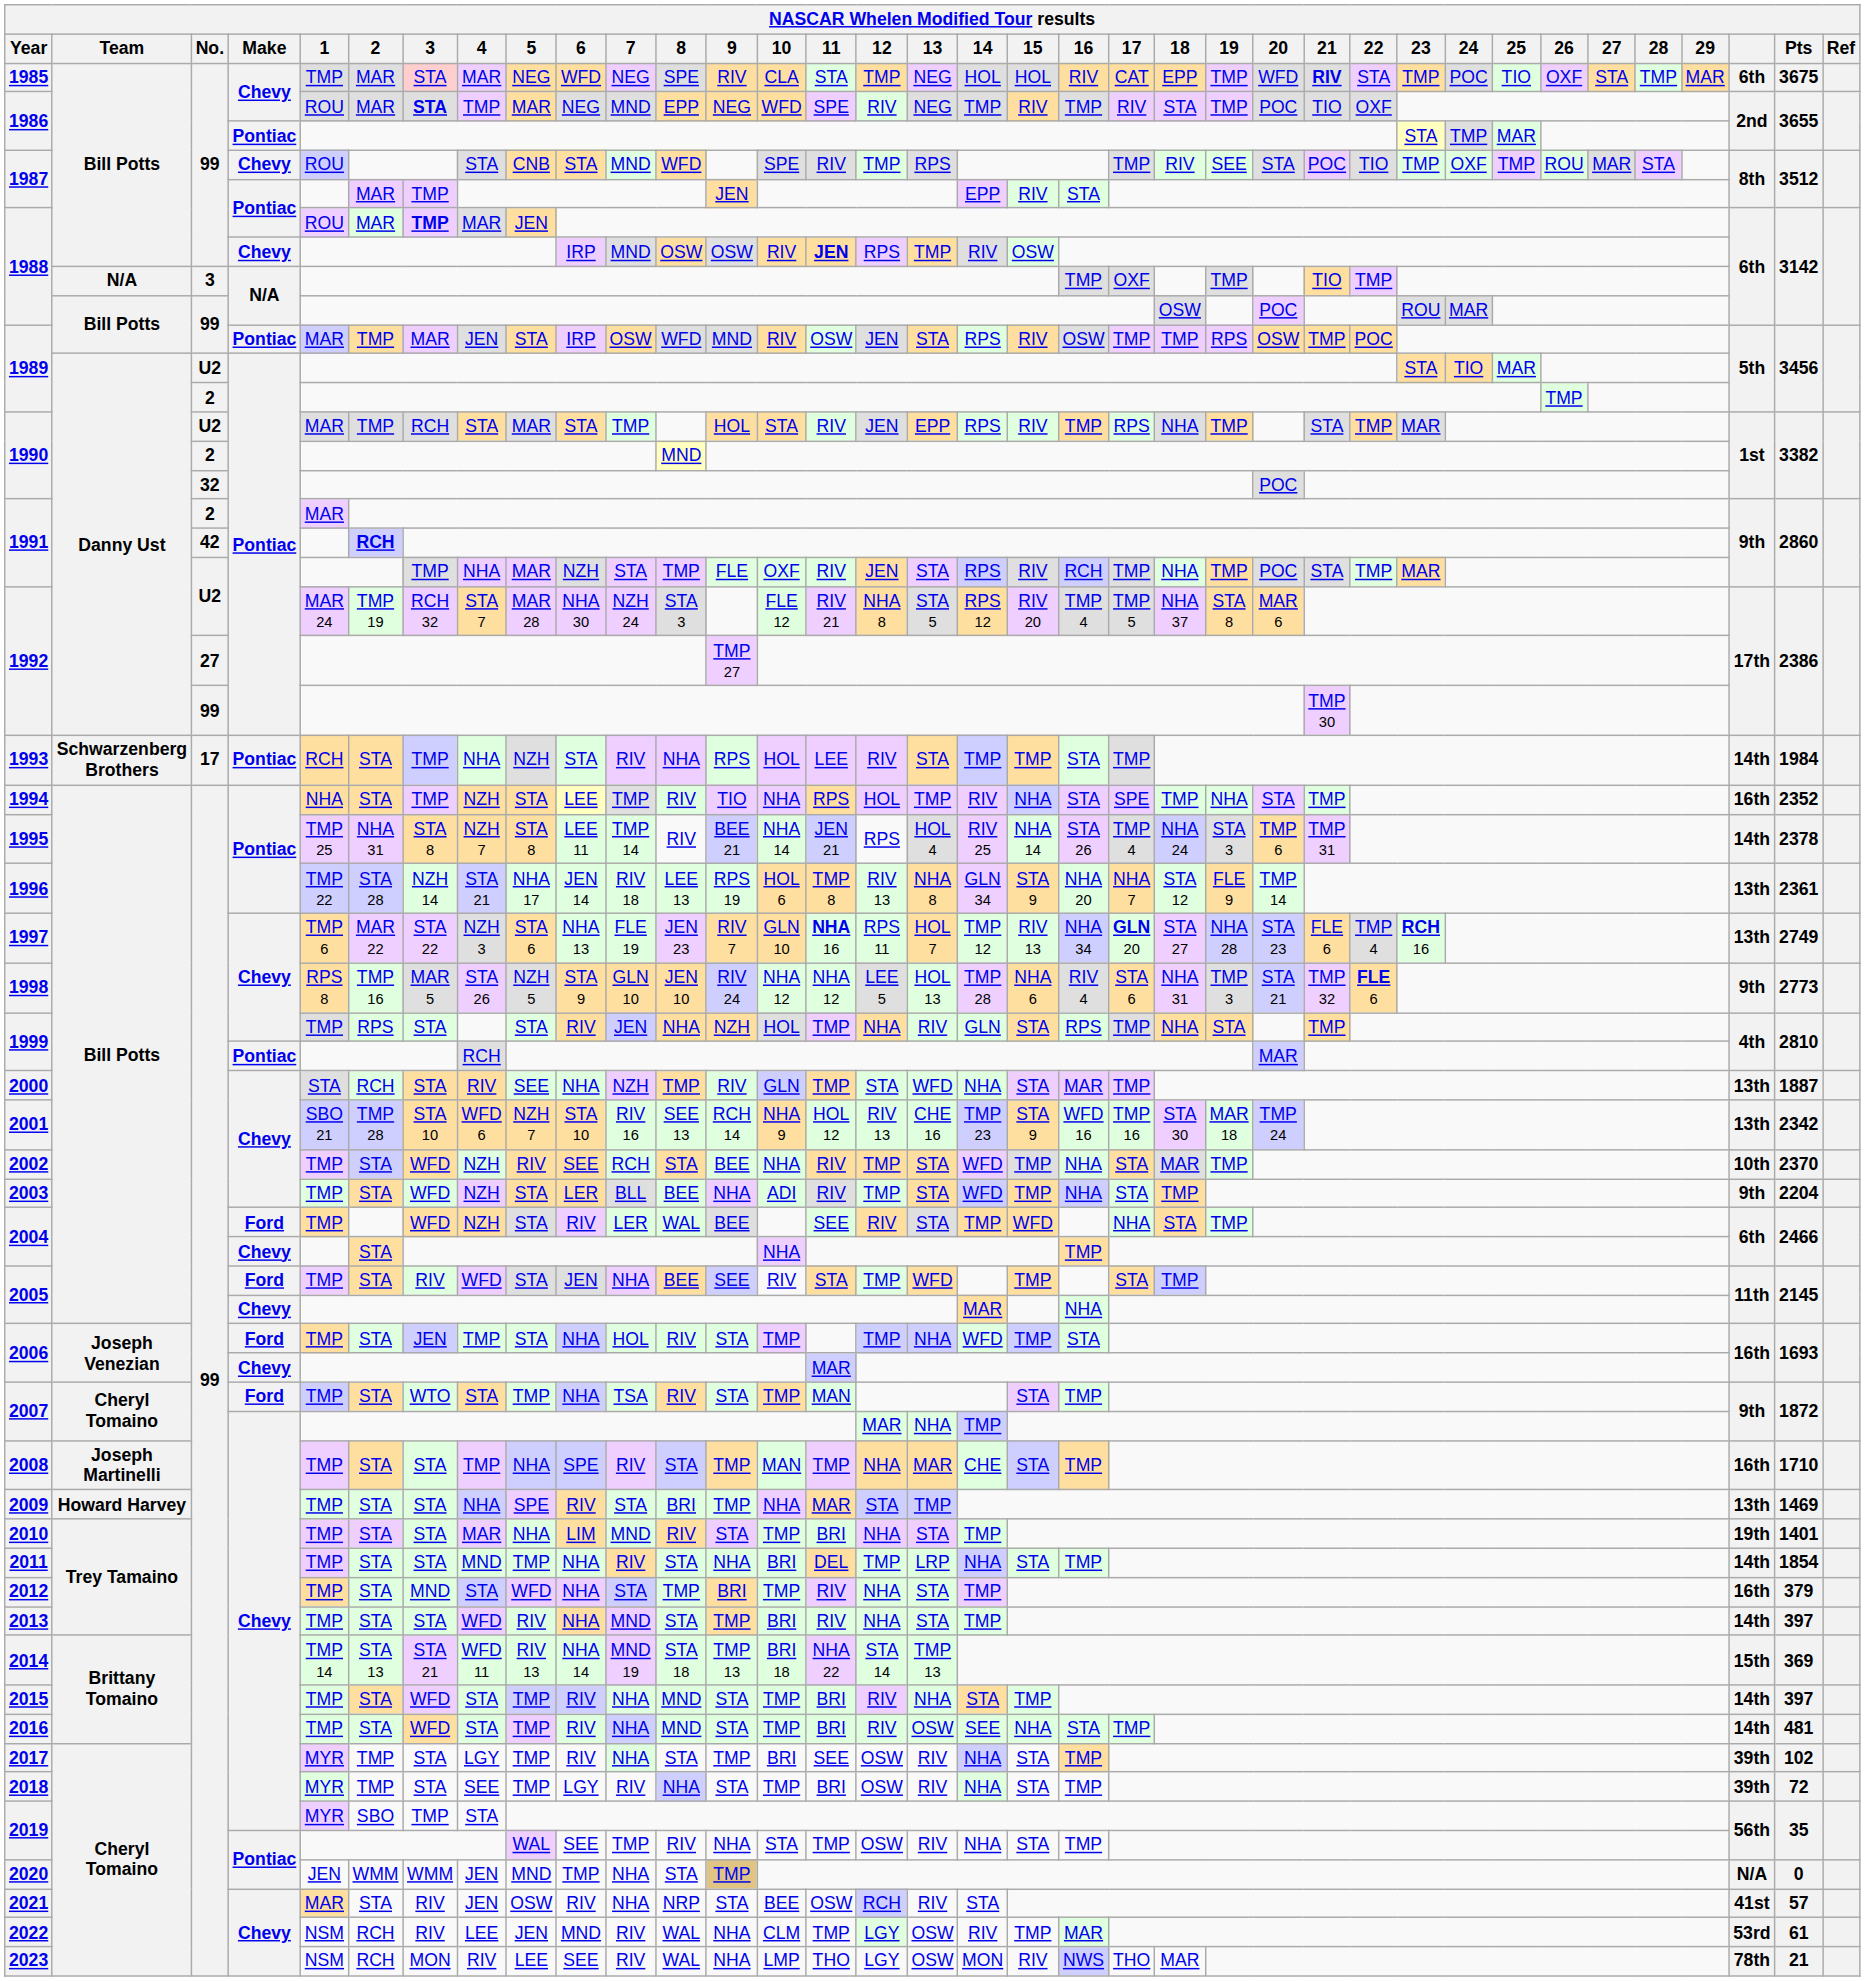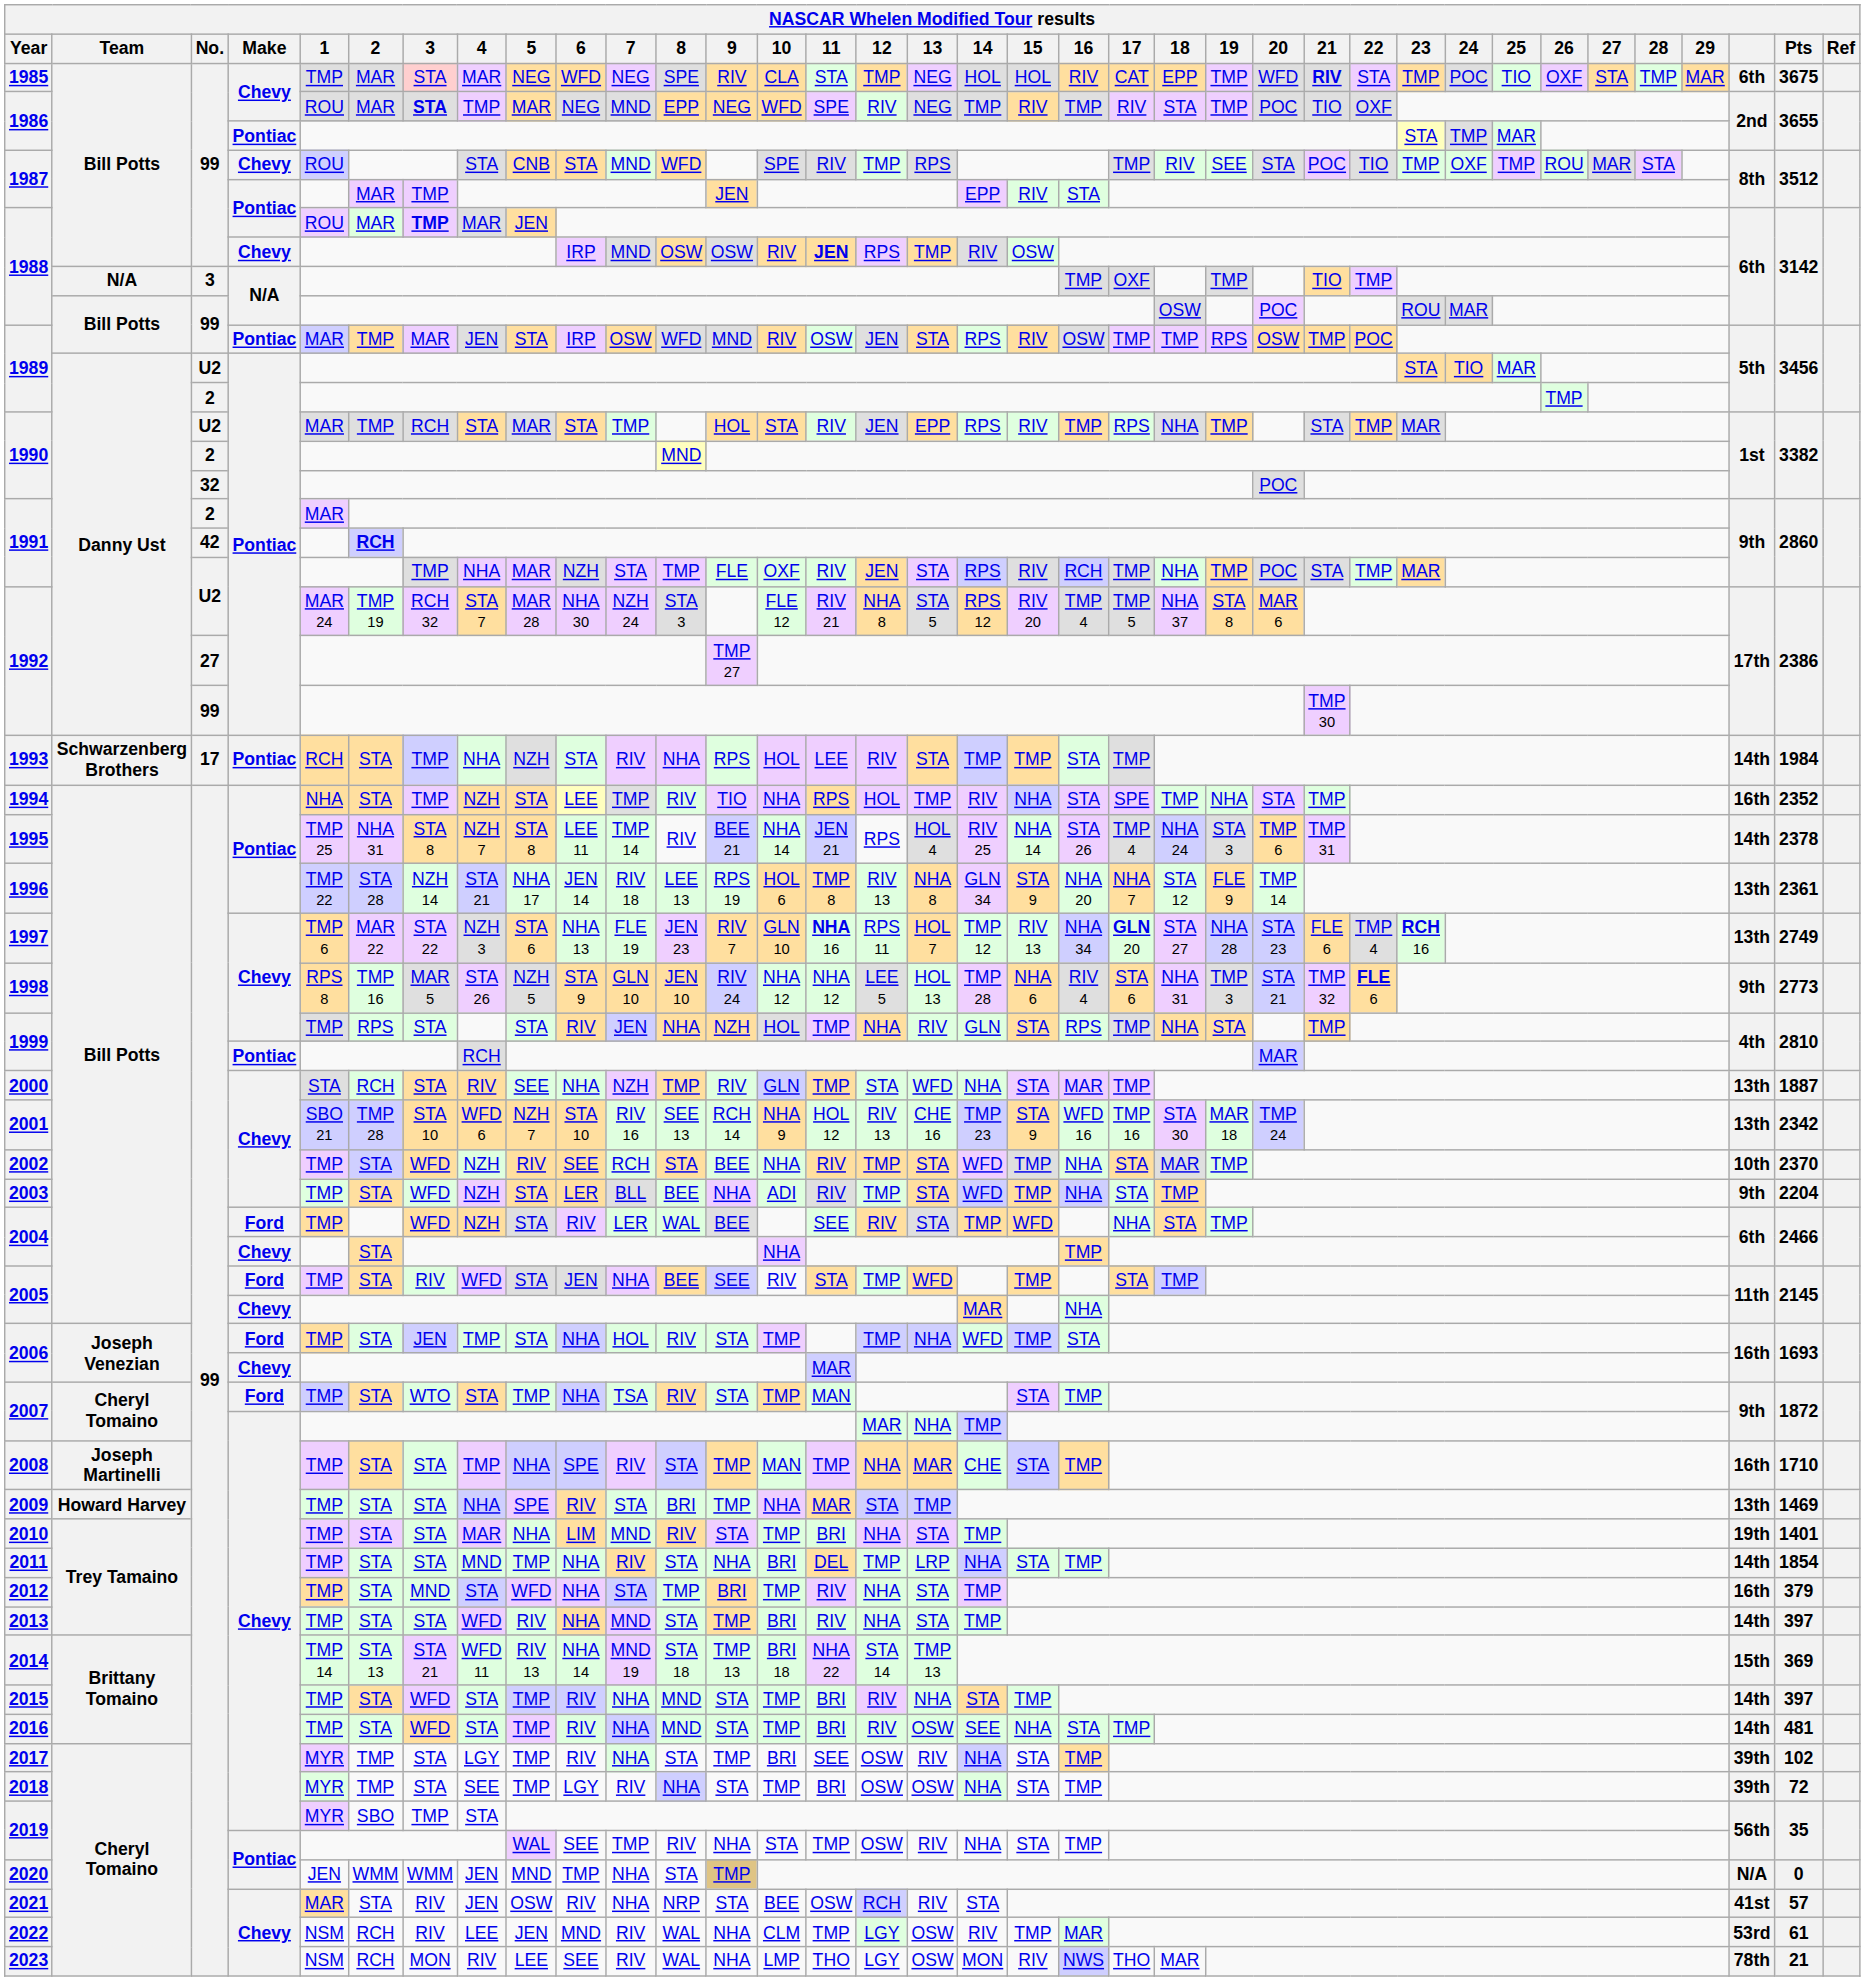(933, 1787) RIV -> (933, 1787) OSW
